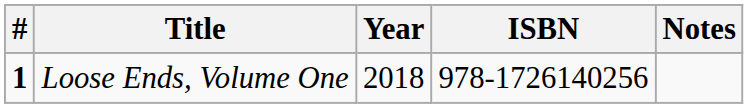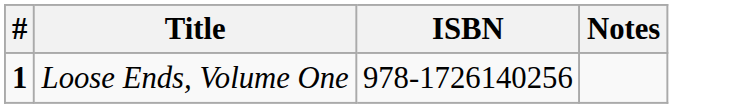- column: (394, 28)
